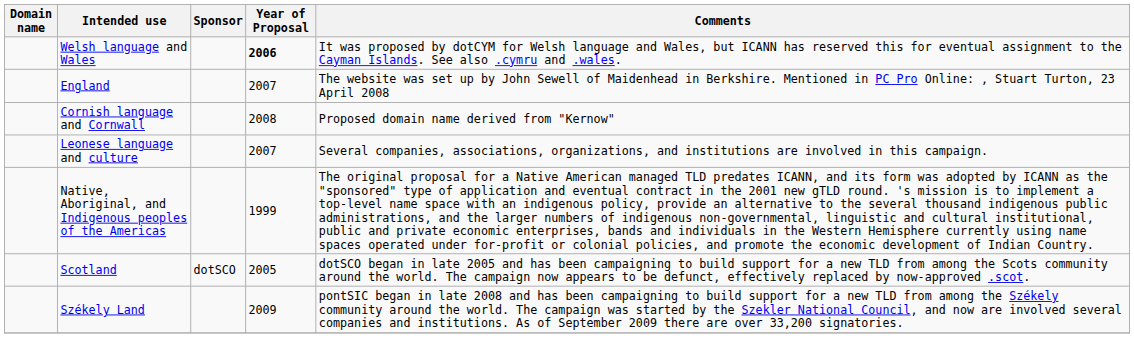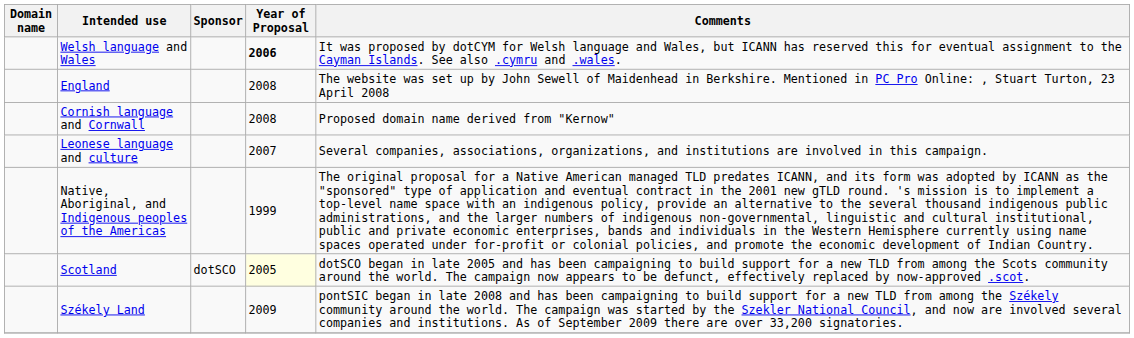(263, 86) 2007 -> (263, 86) 2008
(263, 270) no background -> (263, 270) lightyellow background
